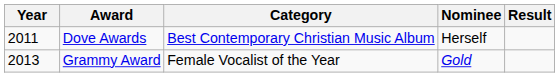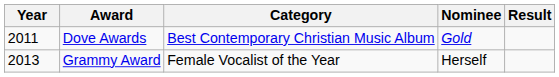(464, 38) Herself -> (456, 38) Gold
(456, 60) Gold -> (464, 60) Herself
